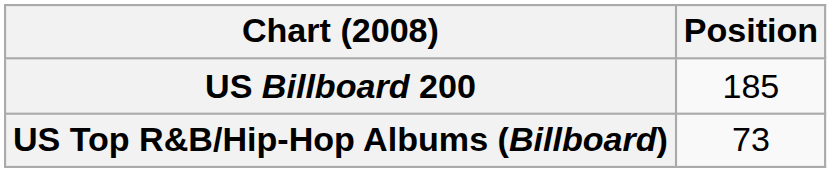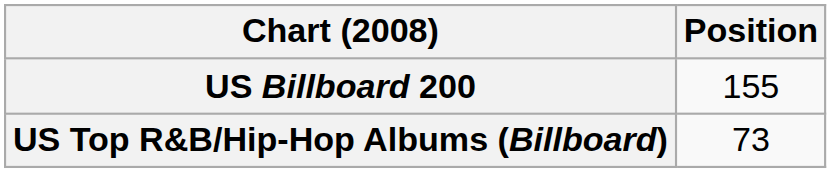(751, 85) 185 -> (751, 85) 155
